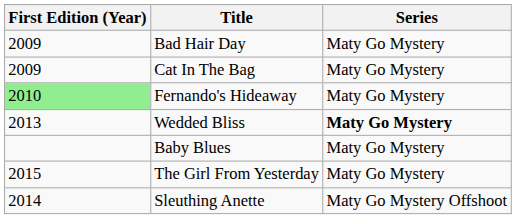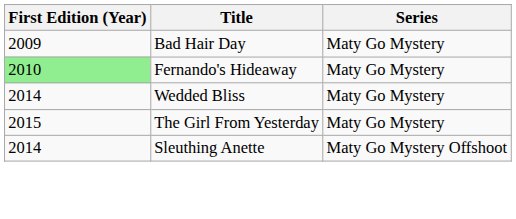- row: (205, 69)
(25, 122) 2013 -> (25, 95) 2014
(389, 122) bold -> (386, 95) normal
- row: (192, 148)
